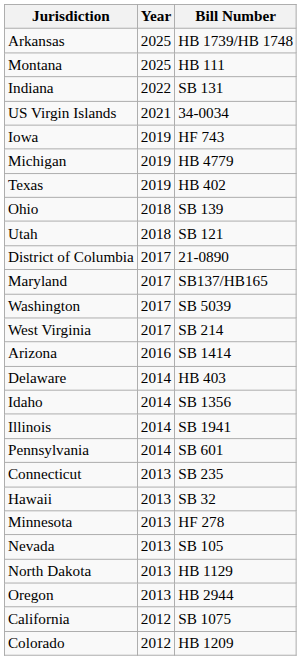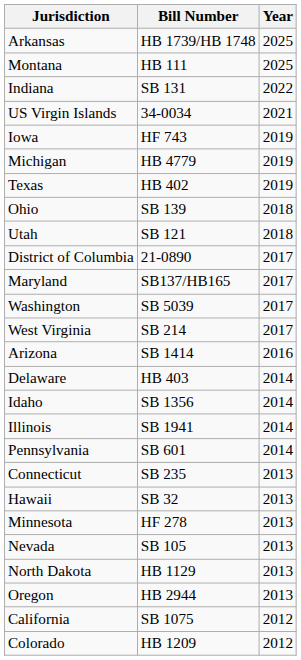columns swapped: (156, 16) <-> (236, 16)
